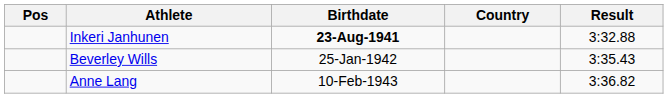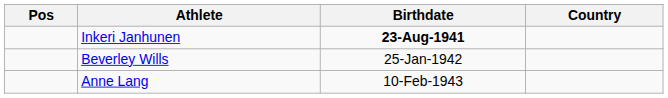- column: (612, 15)
